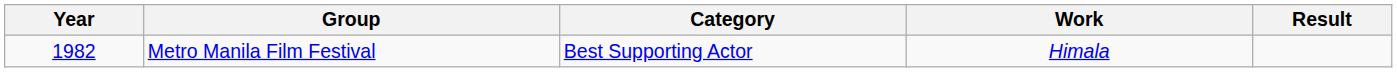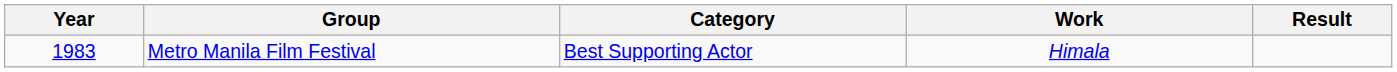(74, 50) 1982 -> (74, 50) 1983
